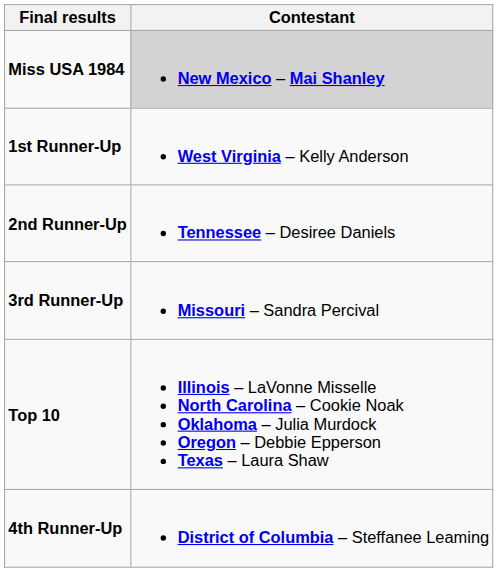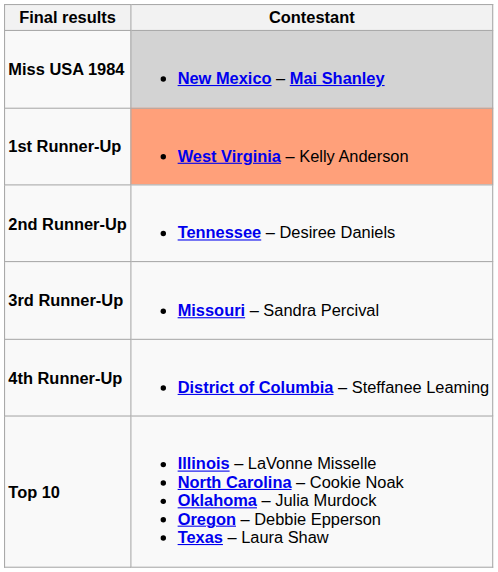(312, 156) no background -> (312, 156) lightsalmon background
rows swapped: (65, 528) <-> (34, 415)
